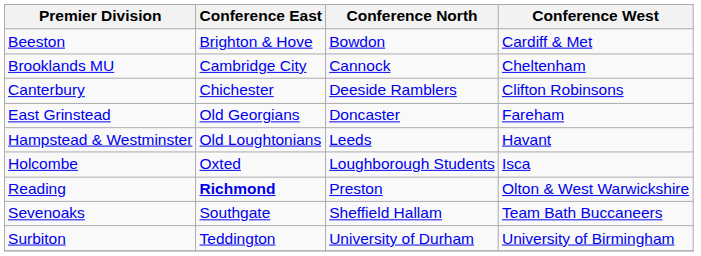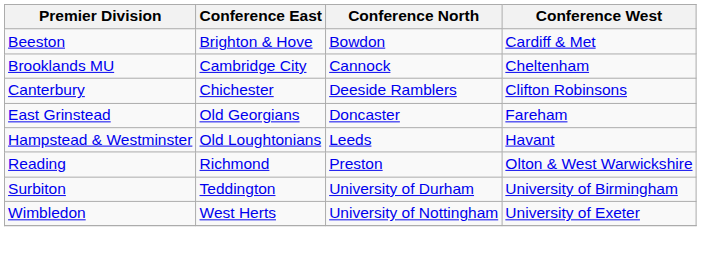- row: (43, 164)
(237, 189) bold -> (234, 164) normal
- row: (46, 213)
+ row: (47, 213)
